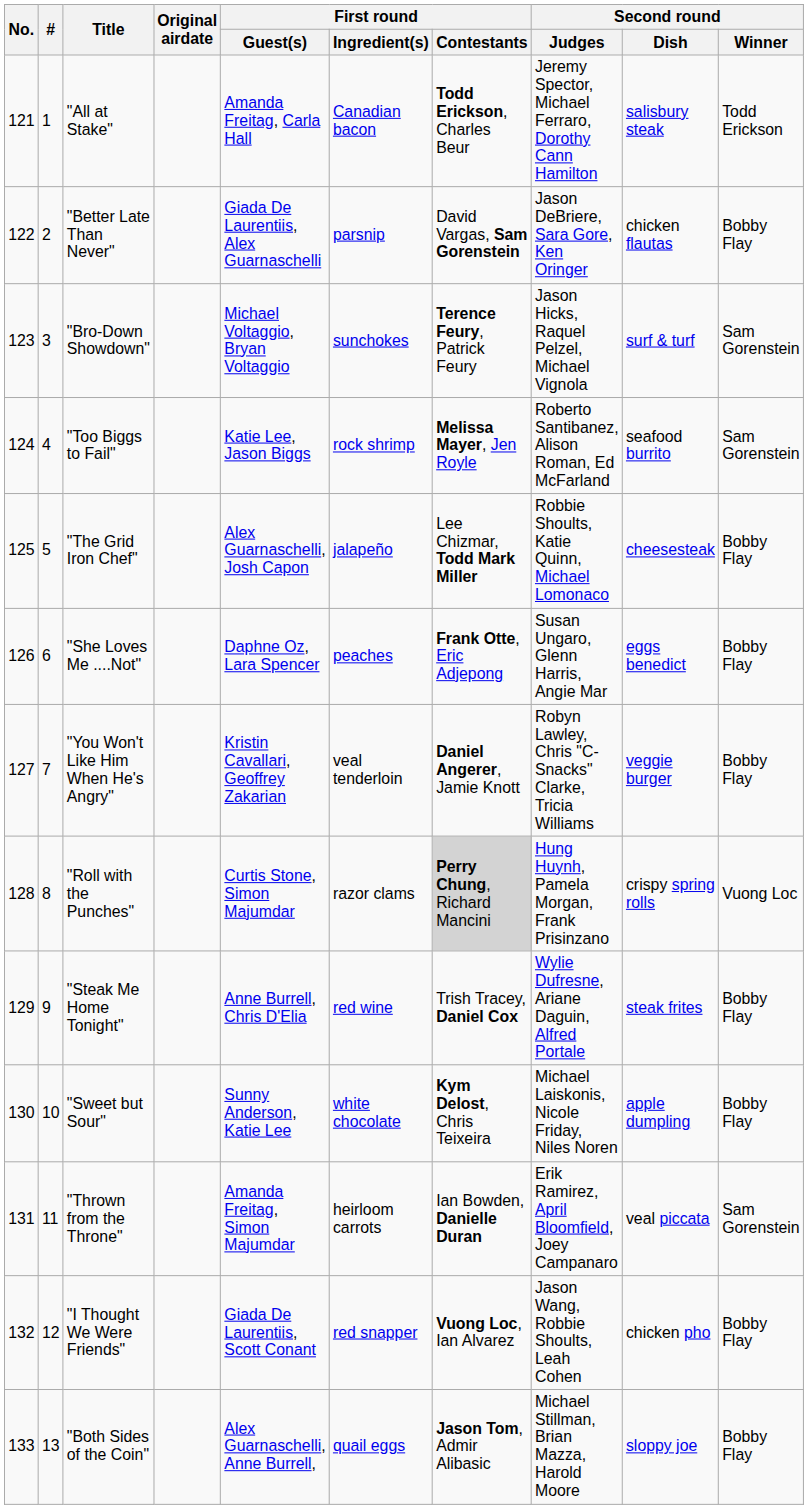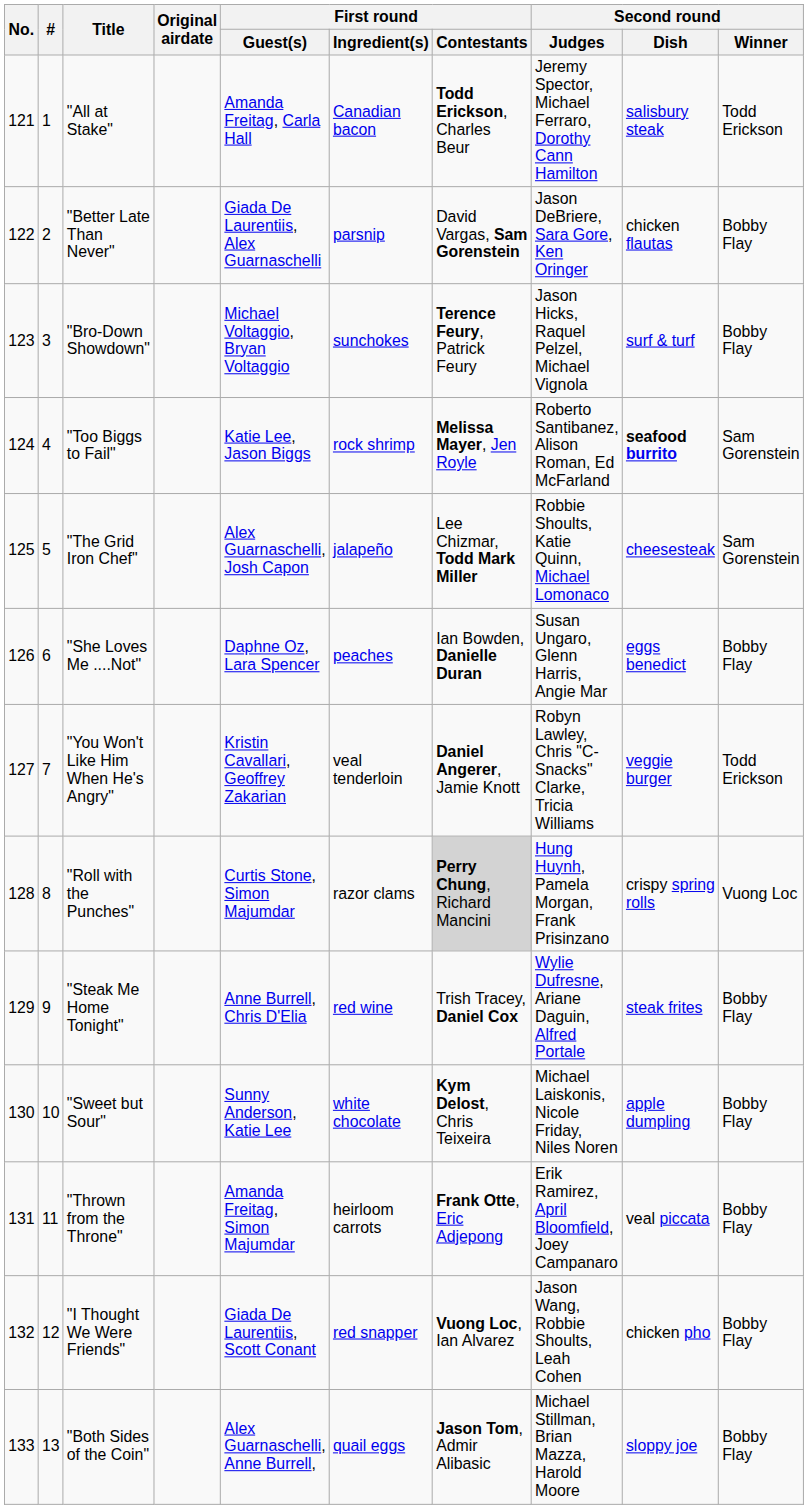(761, 340) Sam Gorenstein -> (745, 340) Bobby Flay
(654, 445) normal -> (656, 445) bold
(745, 550) Bobby Flay -> (761, 550) Sam Gorenstein
(478, 656) Frank Otte, Eric Adjepong -> (480, 656) Ian Bowden, Danielle Duran
(745, 770) Bobby Flay -> (753, 770) Todd Erickson
(480, 1218) Ian Bowden, Danielle Duran -> (478, 1218) Frank Otte, Eric Adjepong
(761, 1218) Sam Gorenstein -> (745, 1218) Bobby Flay
